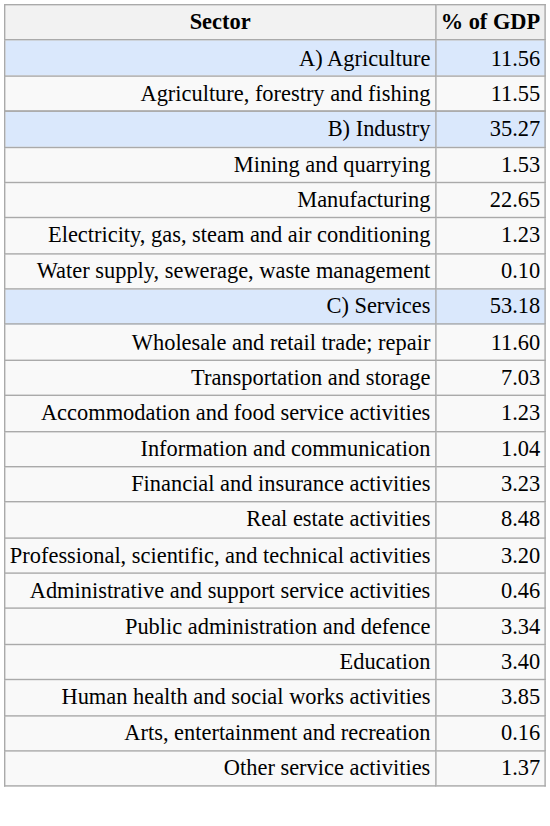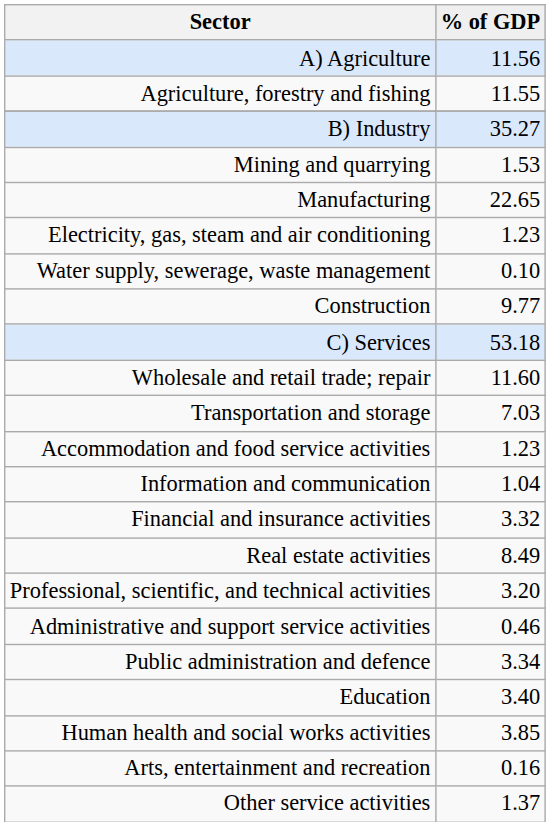+ row: (372, 306)
(521, 484) 3.23 -> (521, 519) 3.32
(521, 519) 8.48 -> (521, 555) 8.49
